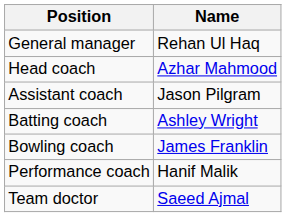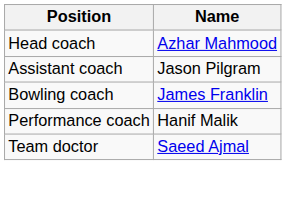- row: (72, 43)
- row: (58, 120)
